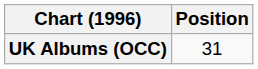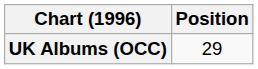(212, 48) 31 -> (212, 48) 29
